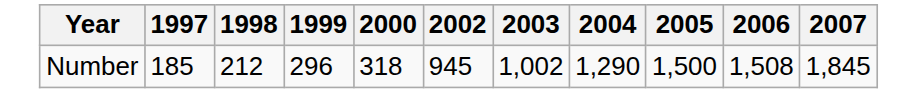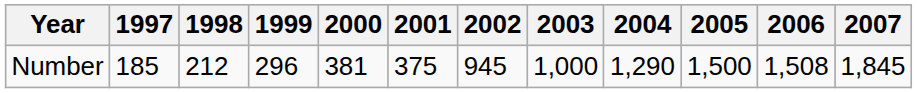+ column: (423, 25)
(381, 66) 318 -> (346, 66) 381
(531, 66) 1,002 -> (566, 66) 1,000
